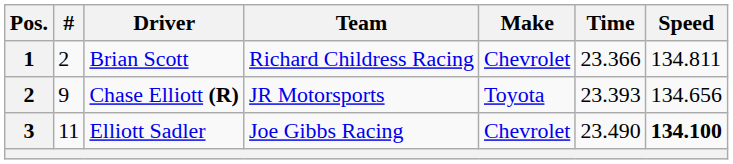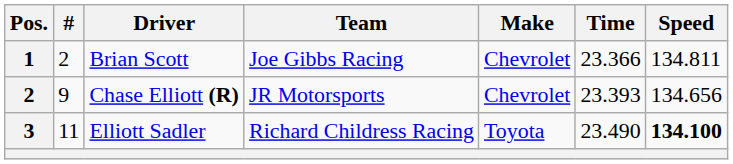(361, 58) Richard Childress Racing -> (326, 58) Joe Gibbs Racing
(514, 94) Toyota -> (527, 94) Chevrolet
(326, 131) Joe Gibbs Racing -> (361, 131) Richard Childress Racing
(527, 131) Chevrolet -> (514, 131) Toyota
